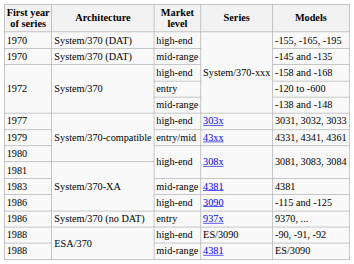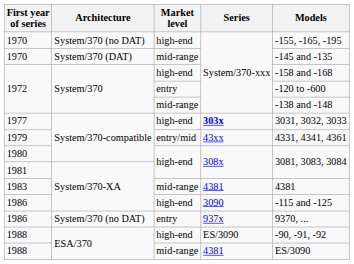(93, 40) System/370 (DAT) -> (100, 40) System/370 (no DAT)
(213, 121) normal -> (213, 121) bold
